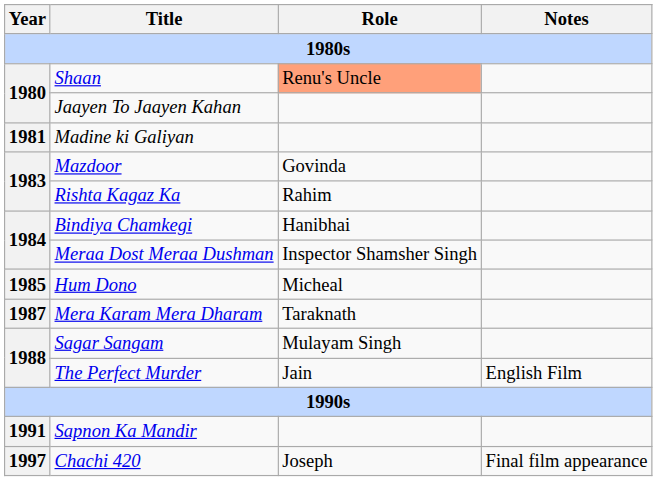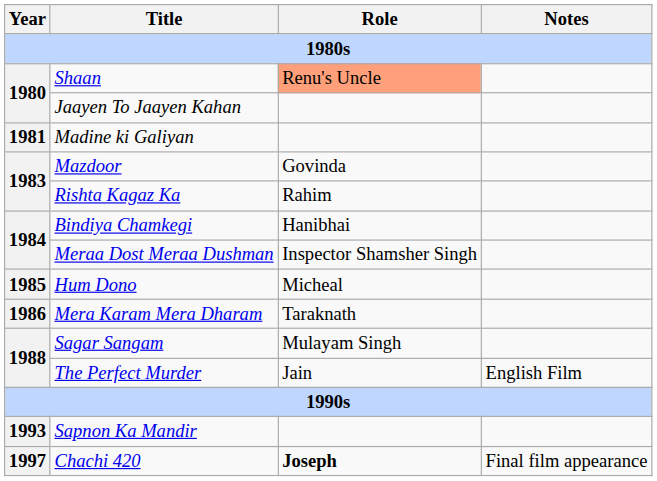(27, 313) 1987 -> (27, 313) 1986
(27, 431) 1991 -> (27, 431) 1993
(307, 460) normal -> (310, 460) bold
